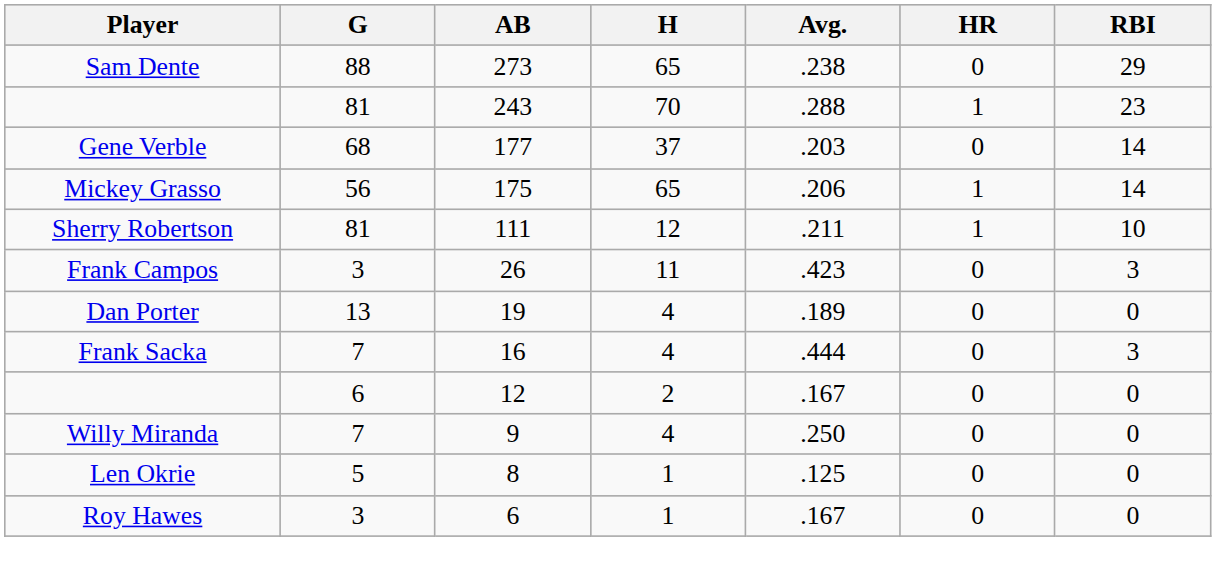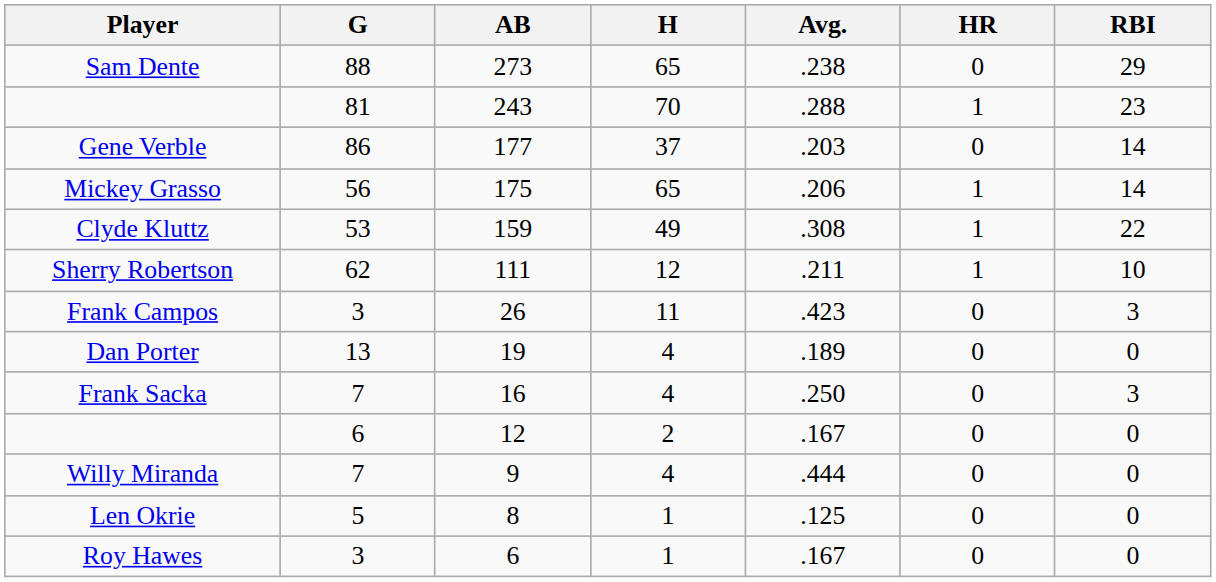(358, 147) 68 -> (358, 147) 86
+ row: (143, 229)
(358, 229) 81 -> (358, 270) 62
(823, 351) .444 -> (823, 392) .250
(823, 433) .250 -> (823, 474) .444
